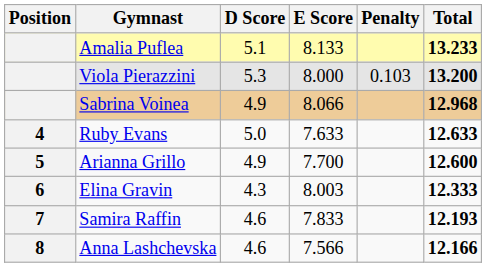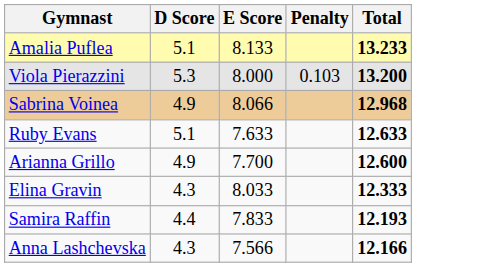- column: (40, 18)
(255, 133) 5.0 -> (184, 133) 5.1
(323, 190) 8.003 -> (253, 190) 8.033
(255, 219) 4.6 -> (184, 219) 4.4
(255, 248) 4.6 -> (184, 248) 4.3
